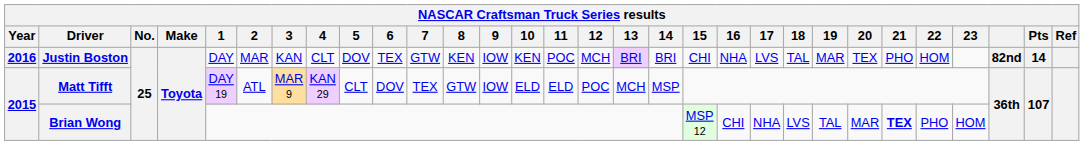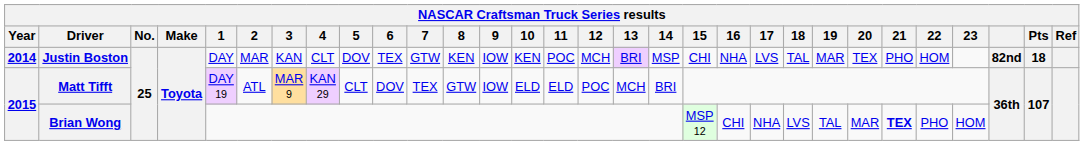(22, 57) 2016 -> (22, 57) 2014
(666, 57) BRI -> (666, 57) MSP
(1039, 57) 14 -> (1039, 57) 18
(666, 86) MSP -> (666, 86) BRI
